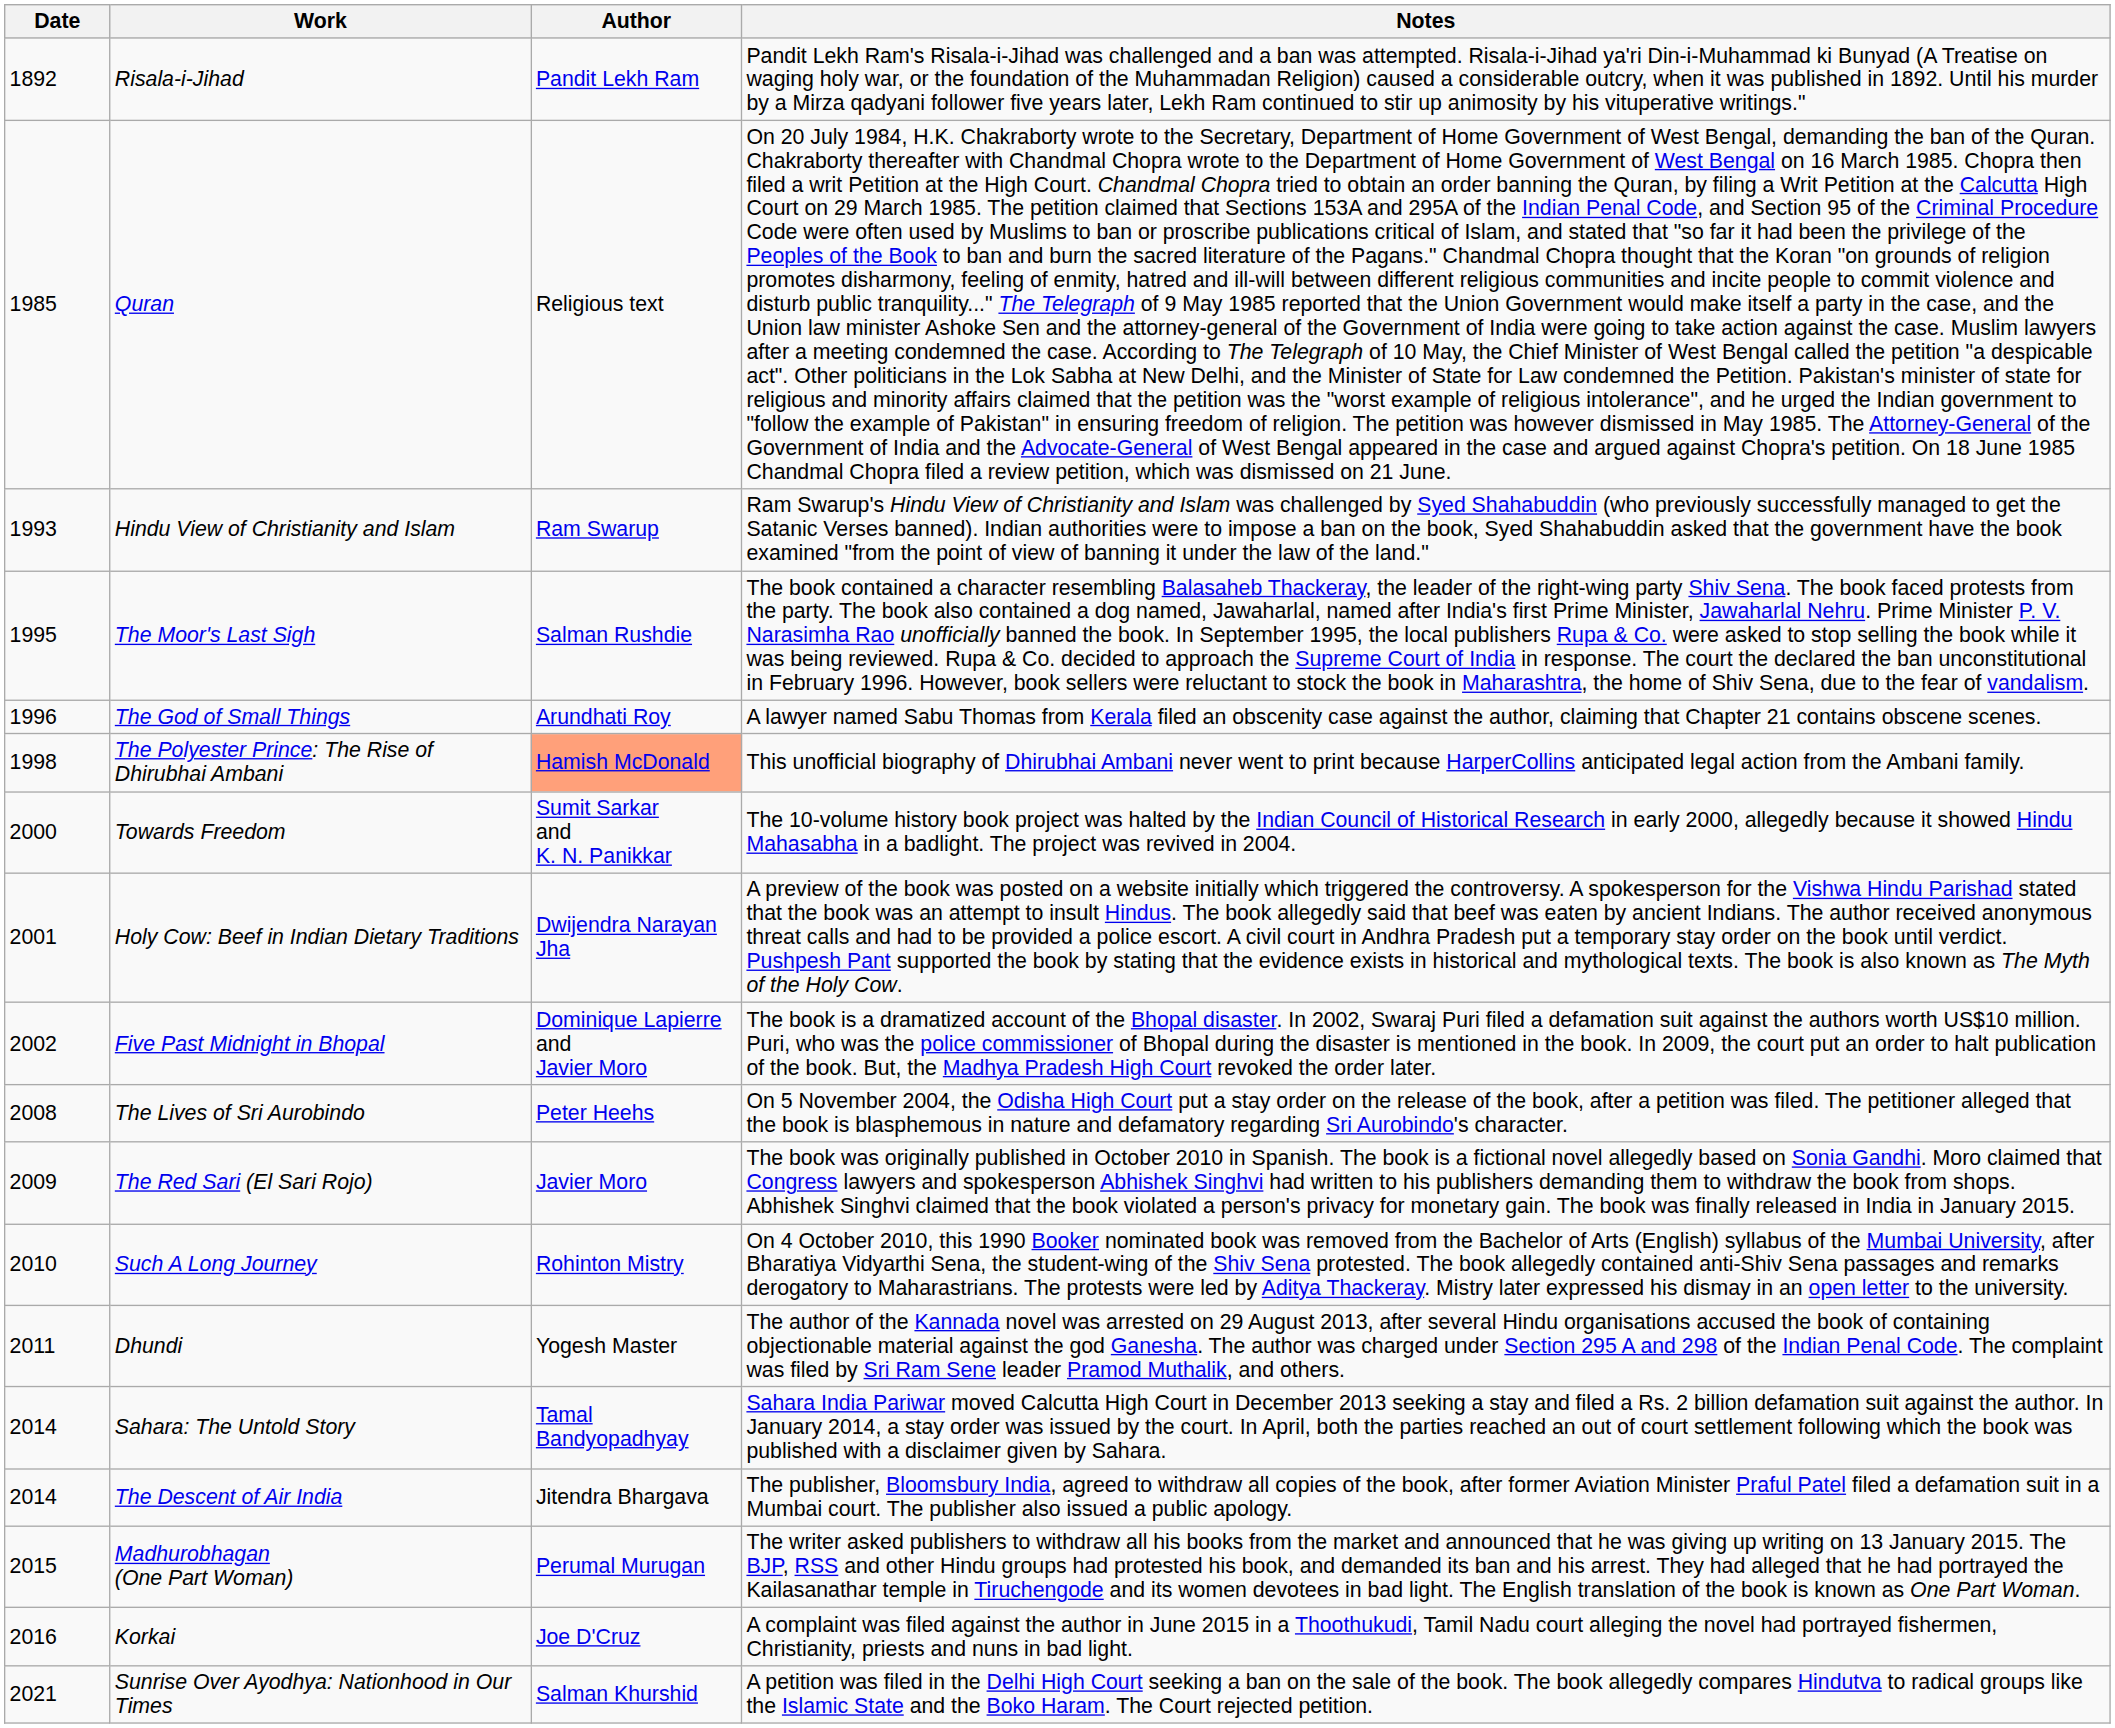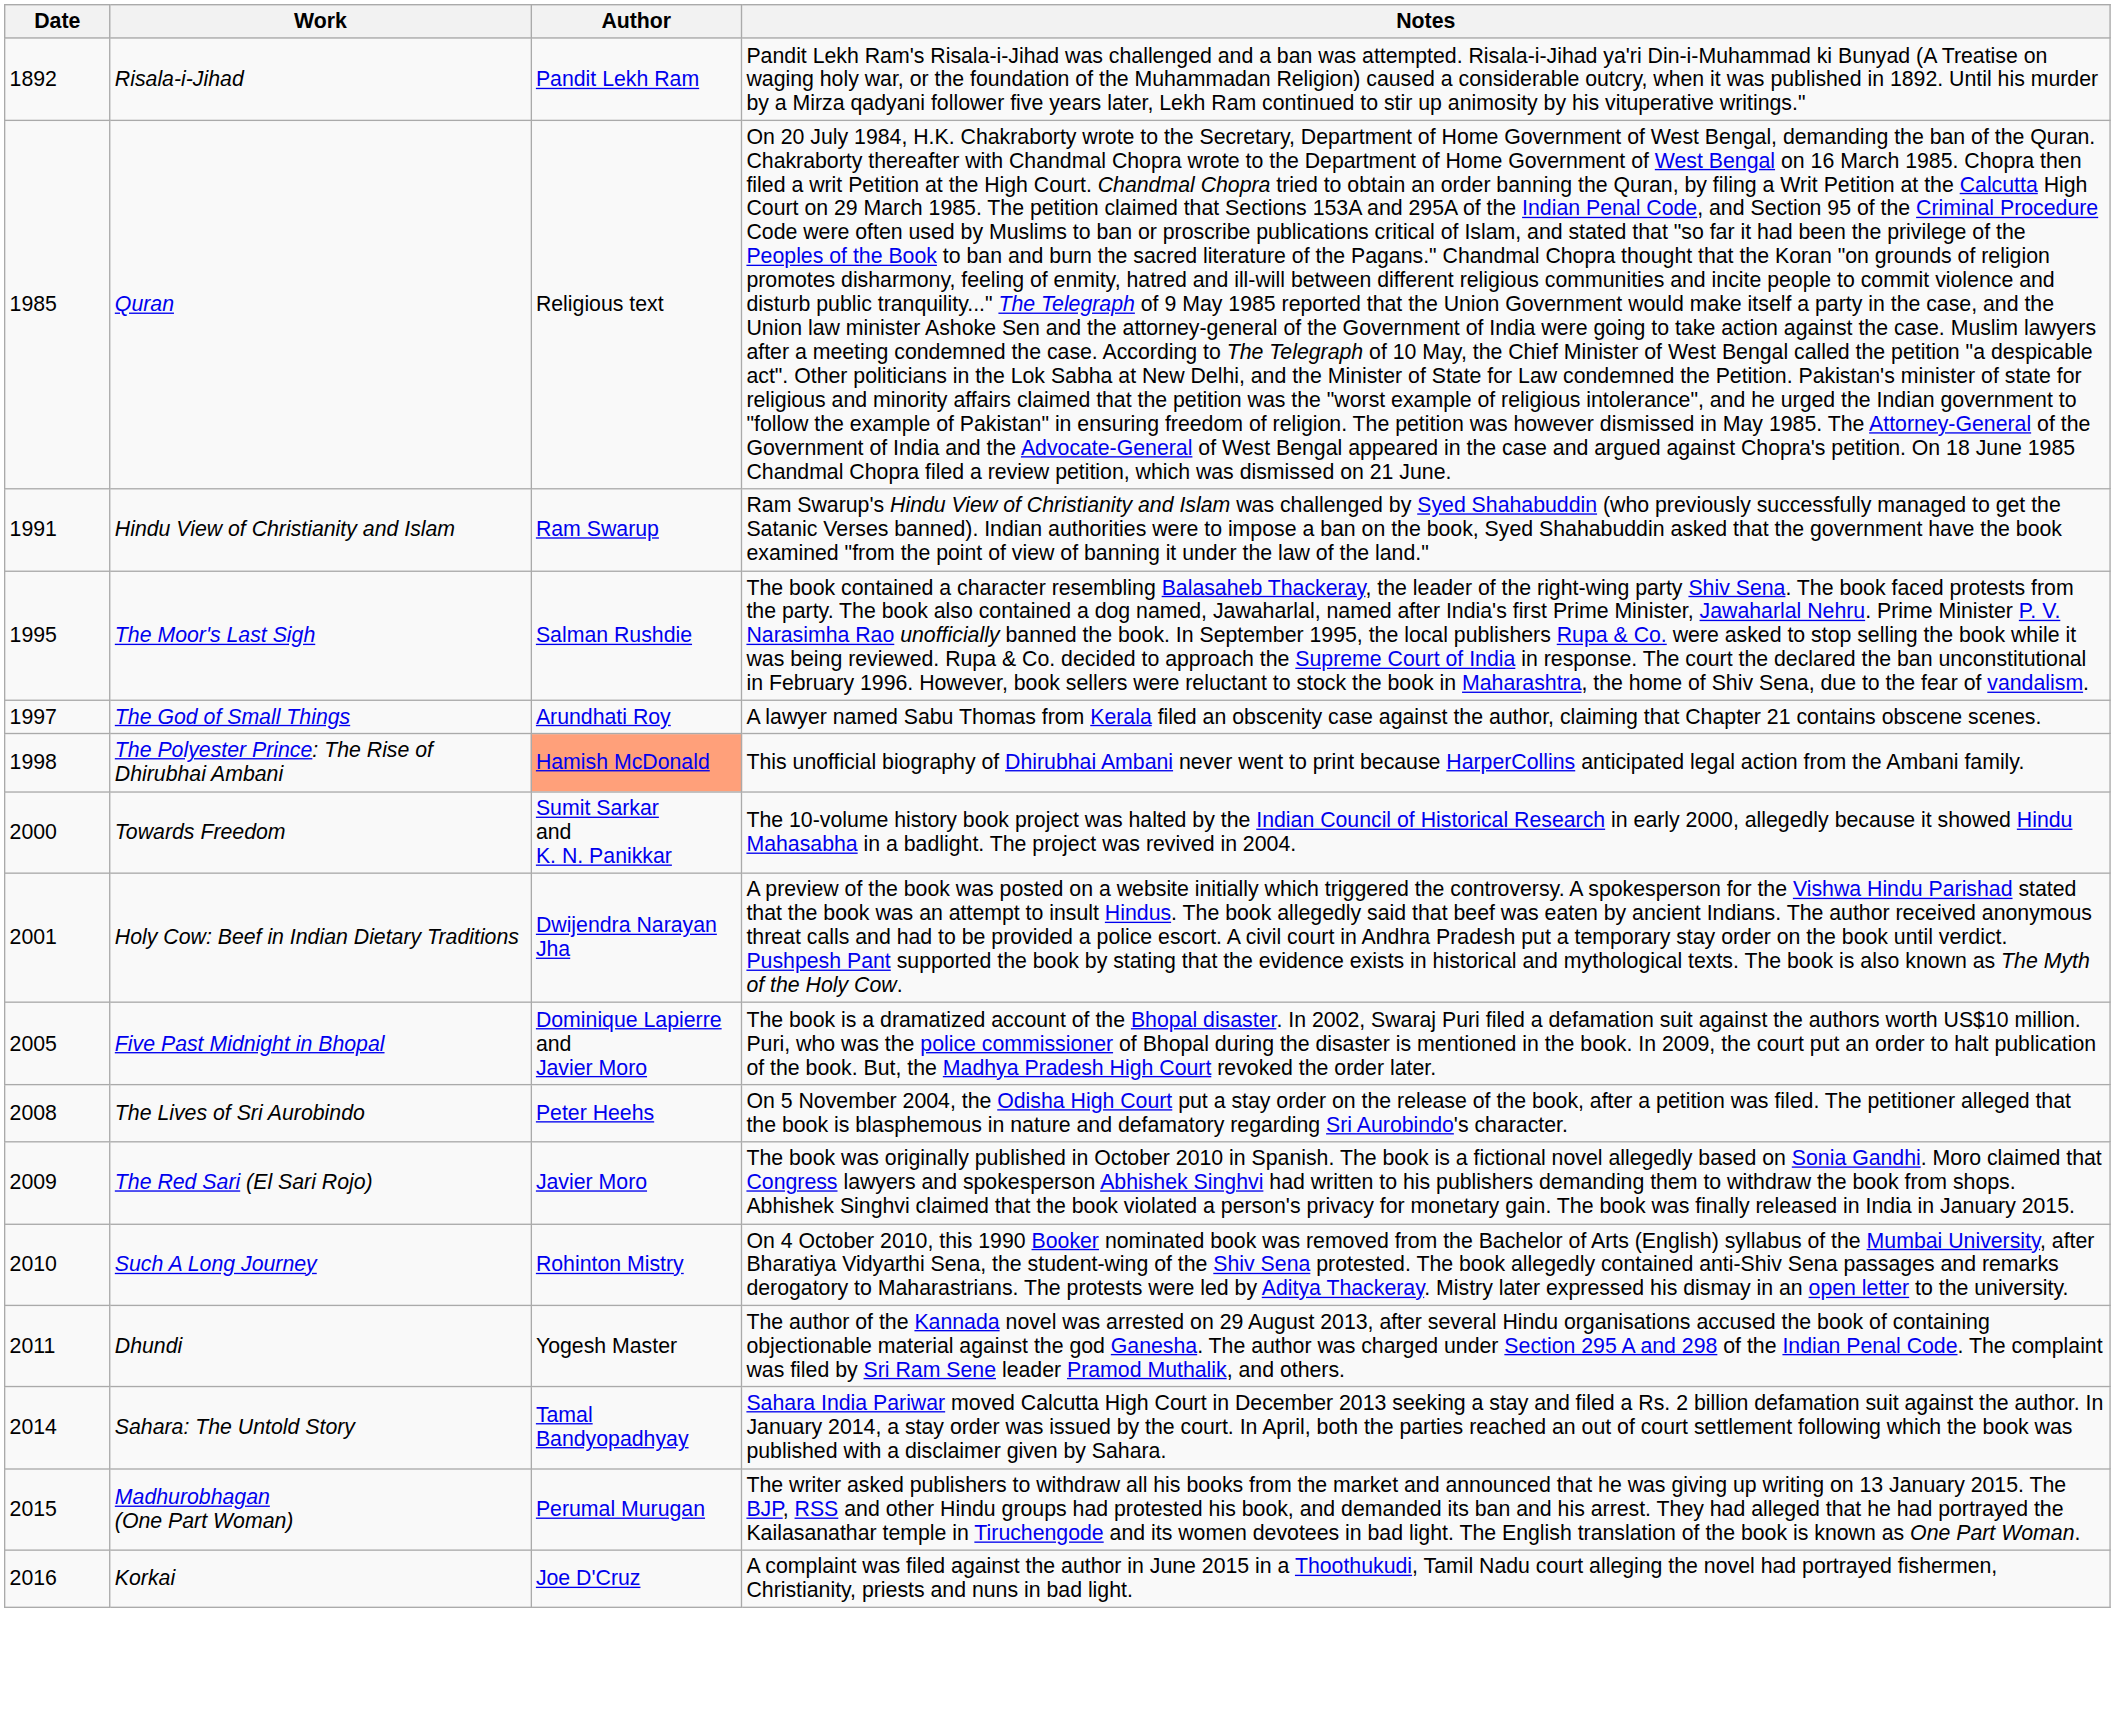(33, 529) 1993 -> (33, 529) 1991
(33, 716) 1996 -> (33, 716) 1997
(33, 1043) 2002 -> (33, 1043) 2005
- row: (229, 1497)
- row: (313, 1694)
